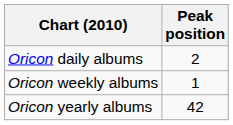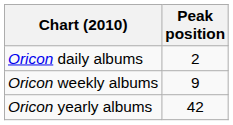(195, 82) 1 -> (195, 82) 9
